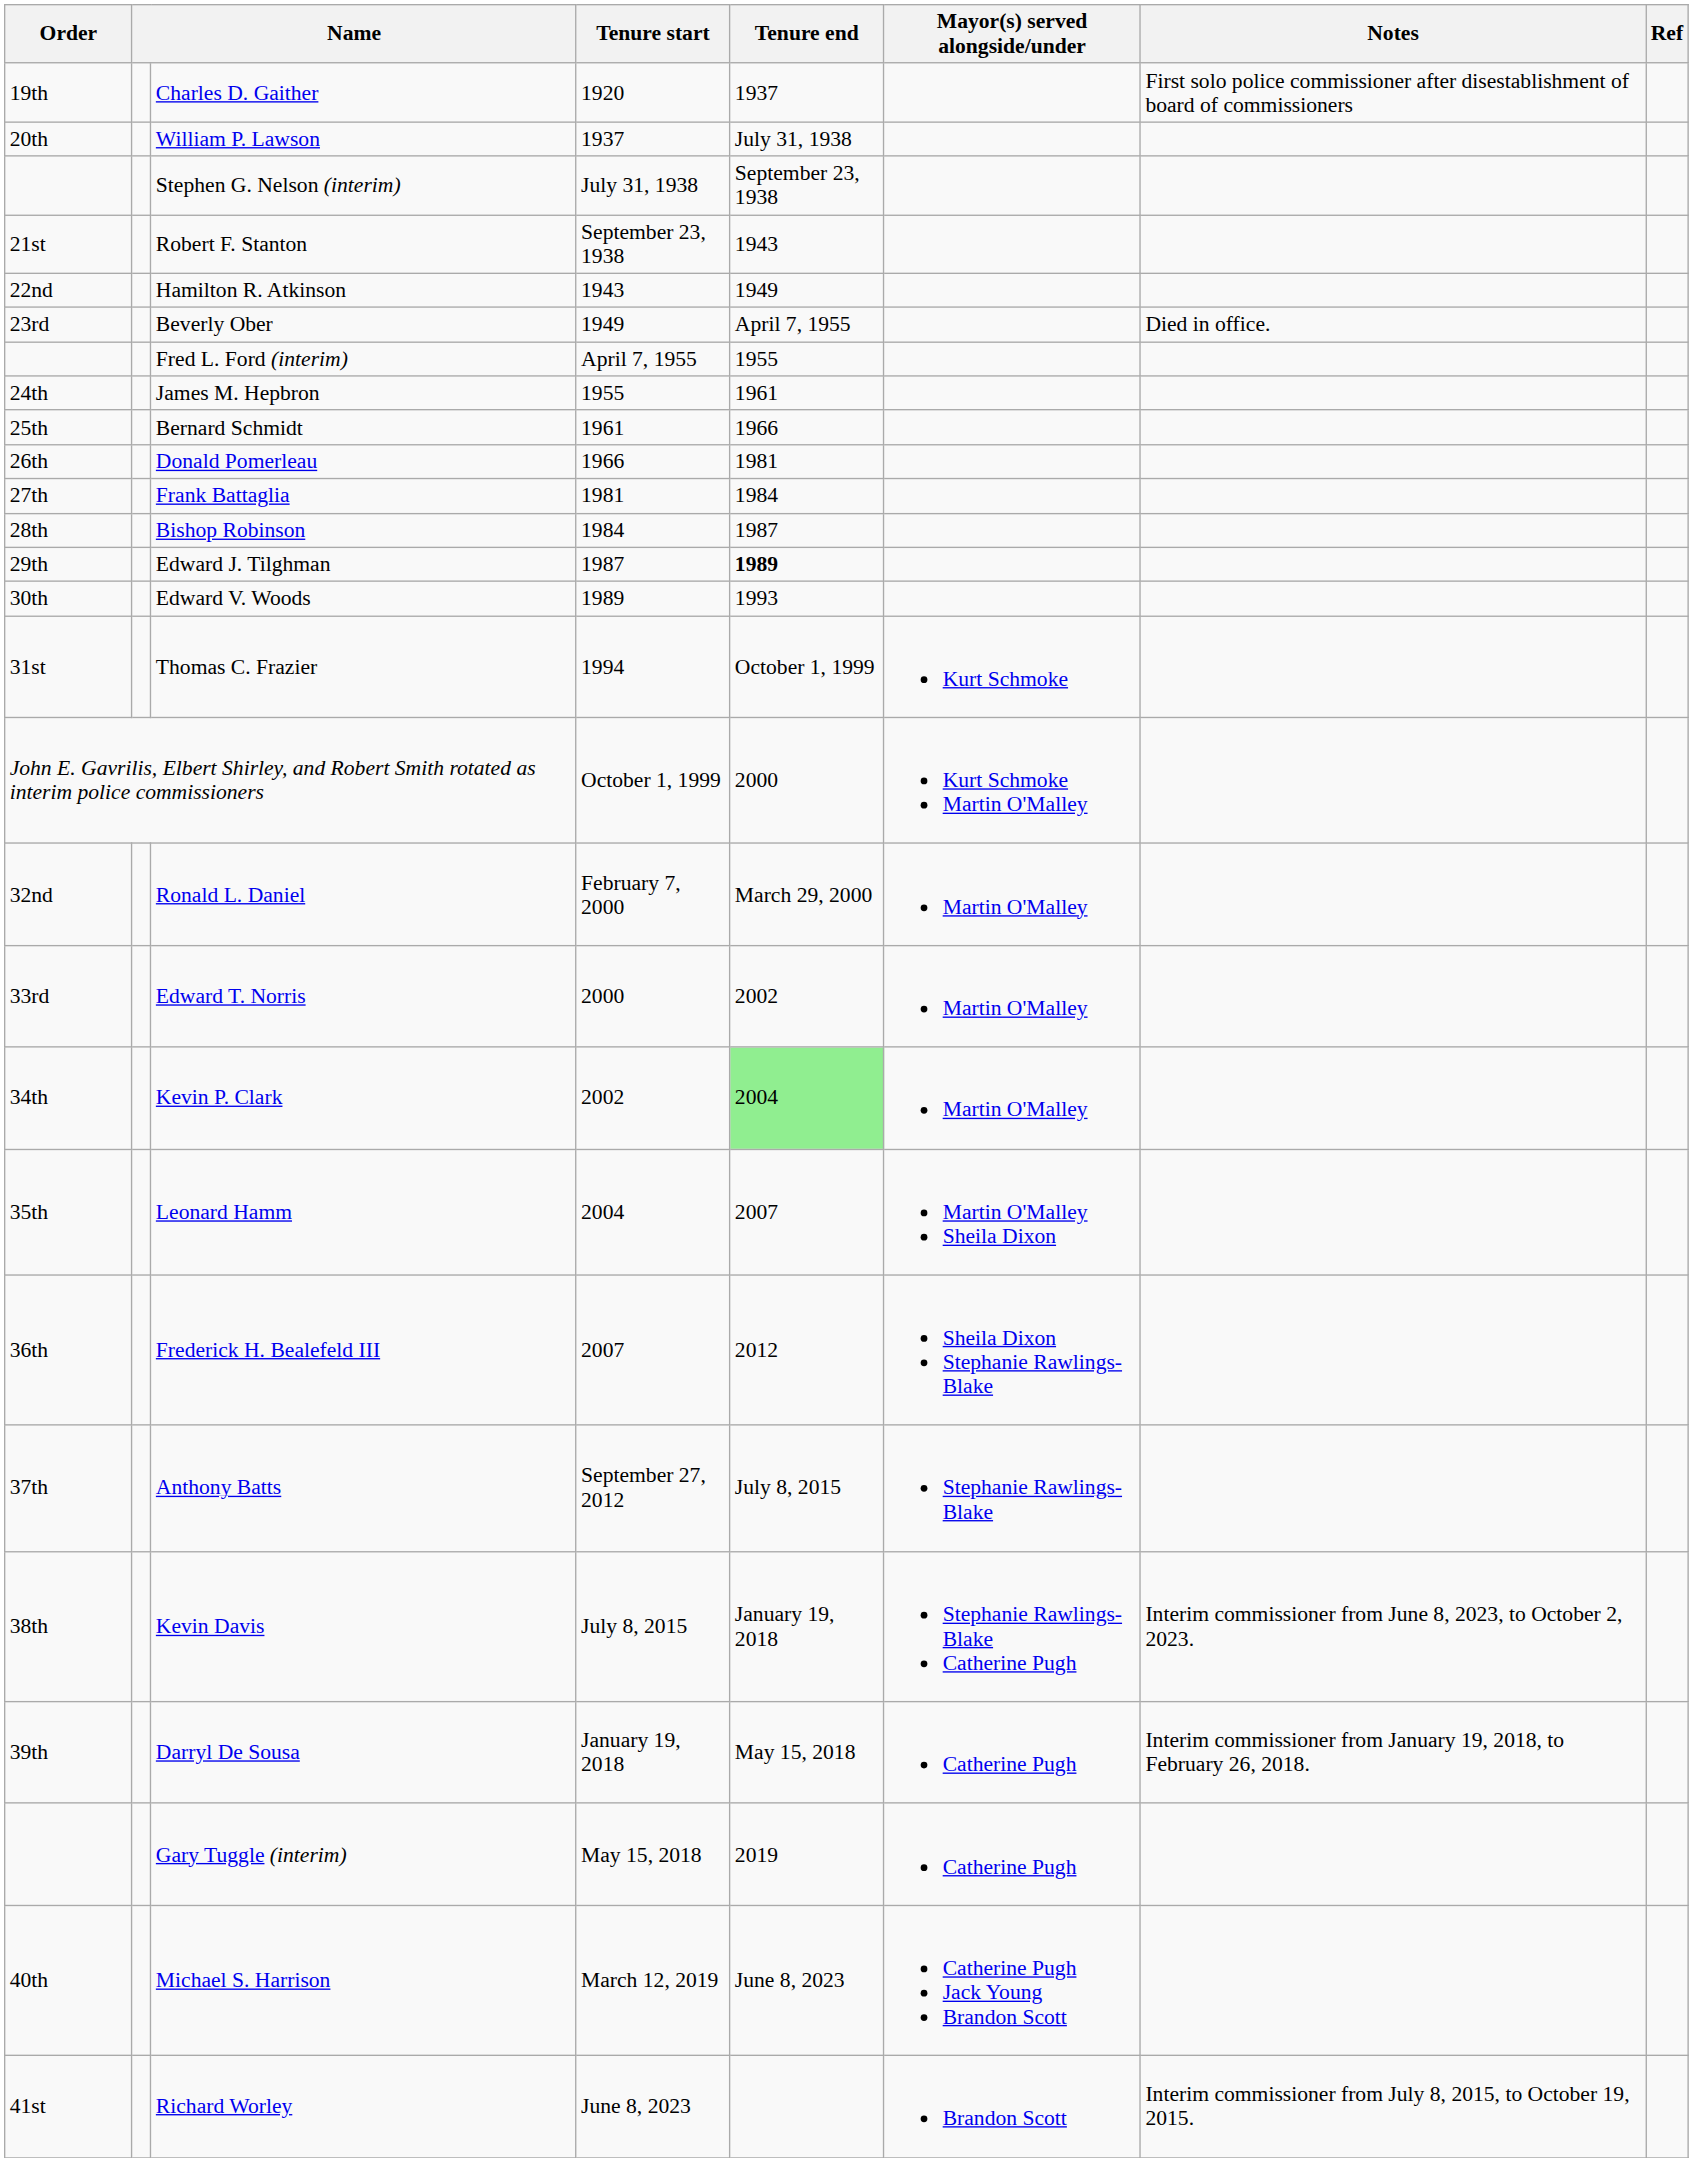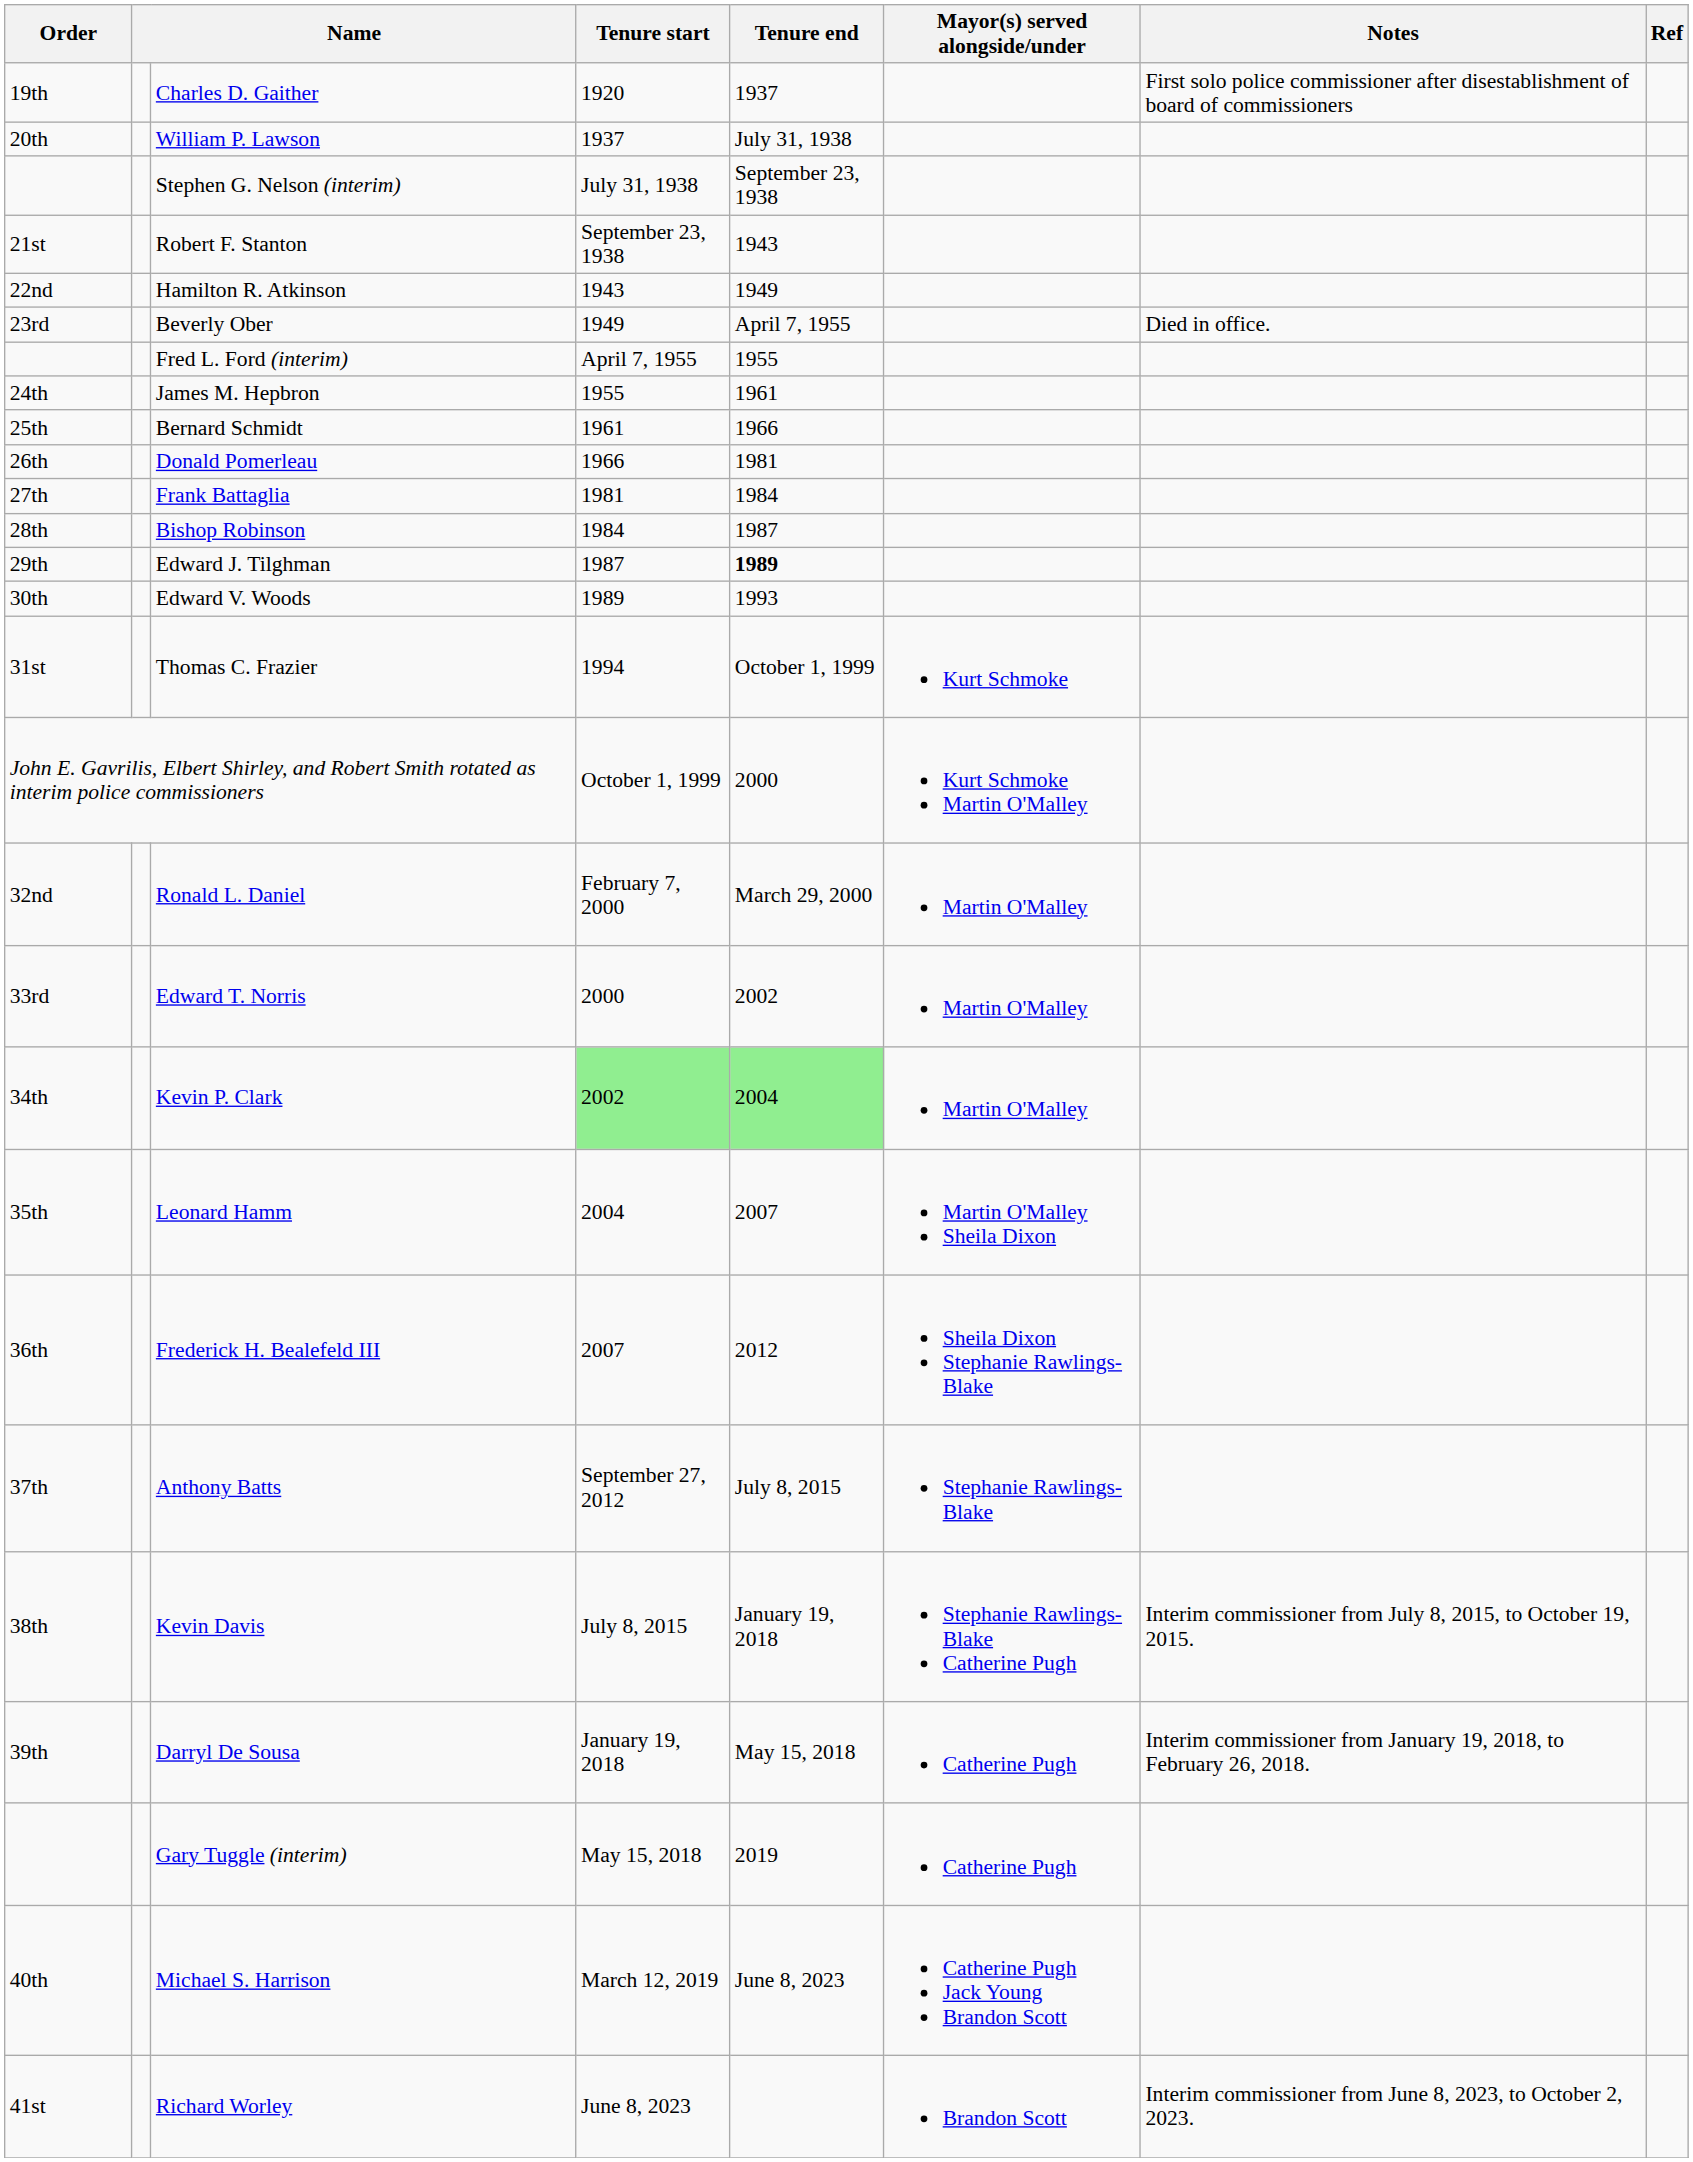(603, 1097) no background -> (603, 1097) lightgreen background
(1384, 1626) Interim commissioner from June 8, 2023, to October 2, 2023. -> (1387, 1626) Interim commissioner from July 8, 2015, to October 19, 2015.
(1387, 2106) Interim commissioner from July 8, 2015, to October 19, 2015. -> (1384, 2106) Interim commissioner from June 8, 2023, to October 2, 2023.
